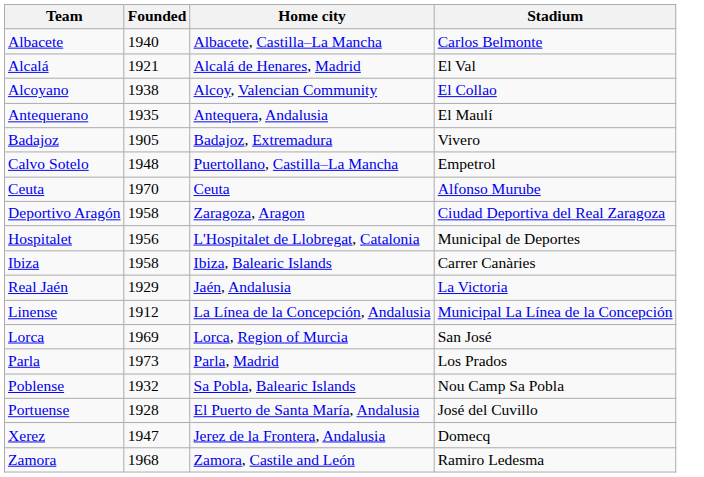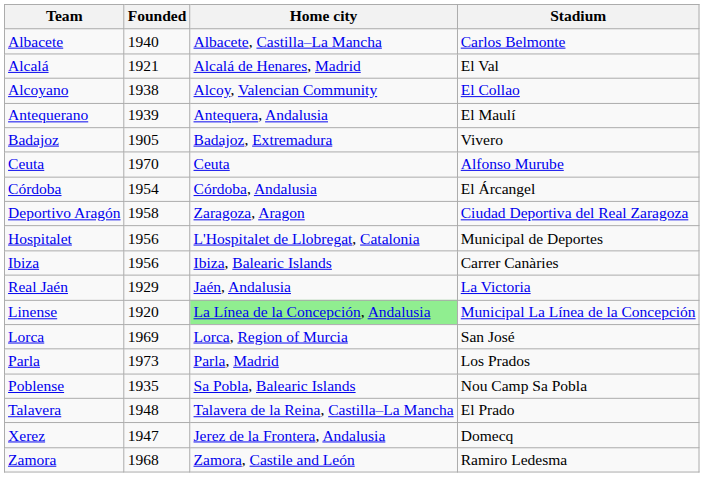(143, 115) 1935 -> (143, 115) 1939
- row: (48, 164)
+ row: (35, 189)
(143, 262) 1958 -> (143, 262) 1956
(143, 312) 1912 -> (143, 312) 1920
(312, 312) no background -> (312, 312) lightgreen background
(143, 386) 1932 -> (143, 386) 1935
- row: (39, 410)
+ row: (35, 410)
